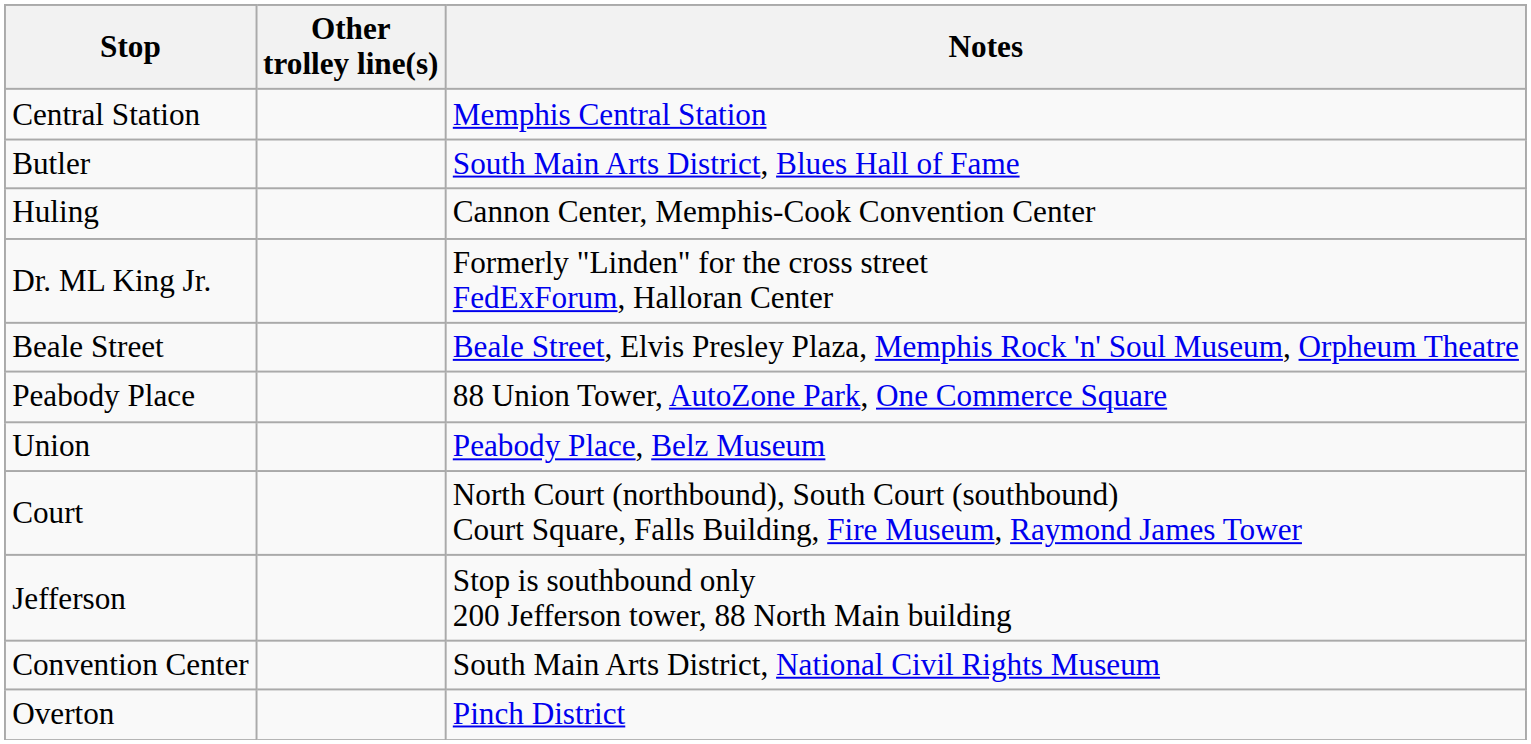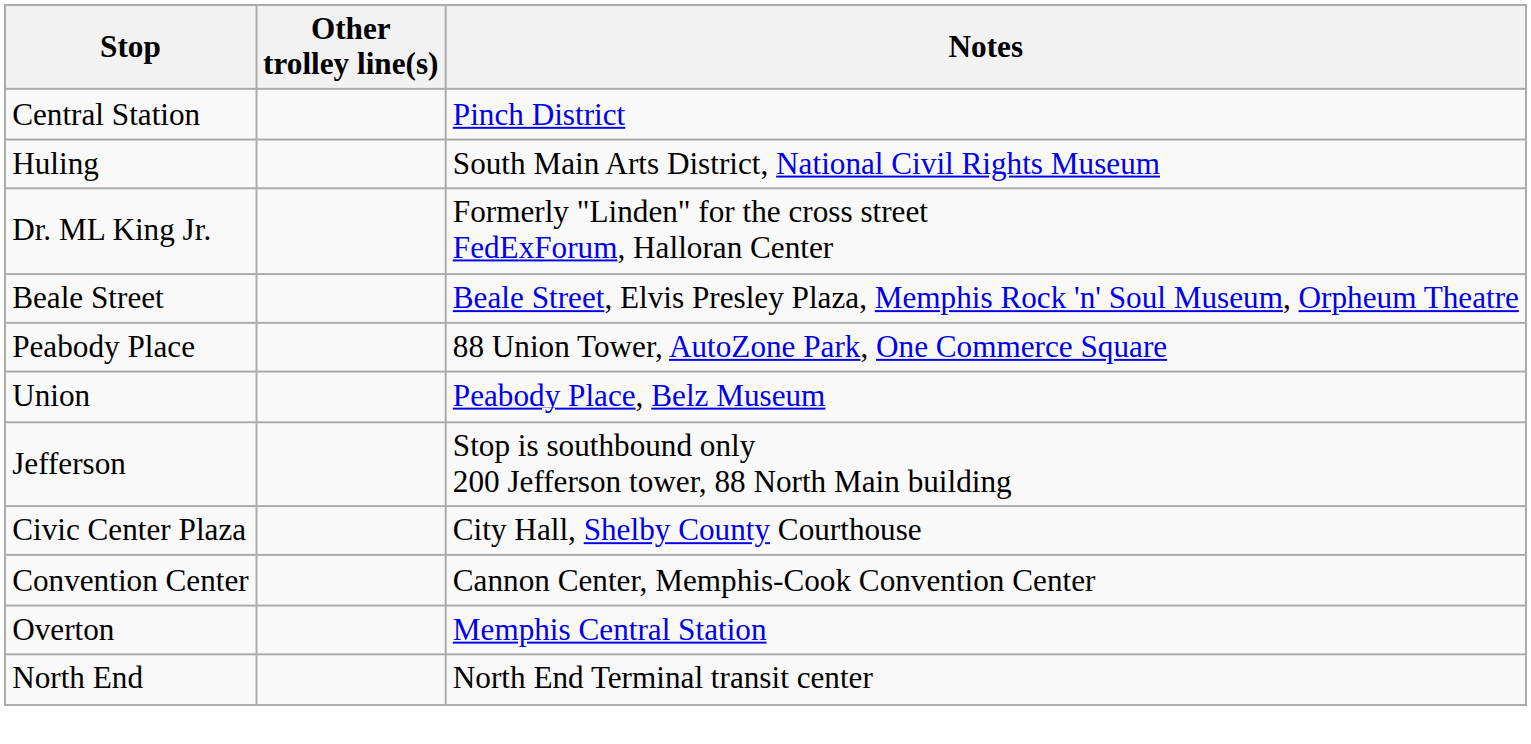(610, 113) Memphis Central Station -> (539, 113) Pinch District
- row: (51, 163)
(774, 212) Cannon Center, Memphis-Cook Convention Center -> (806, 163) South Main Arts District, National Civil Rights Museum
- row: (48, 512)
+ row: (129, 530)
(806, 664) South Main Arts District, National Civil Rights Museum -> (774, 579) Cannon Center, Memphis-Cook Convention Center
(539, 713) Pinch District -> (610, 629) Memphis Central Station
+ row: (78, 678)
